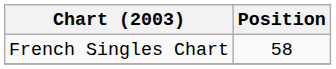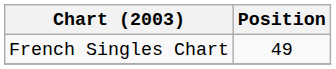(282, 50) 58 -> (282, 50) 49
